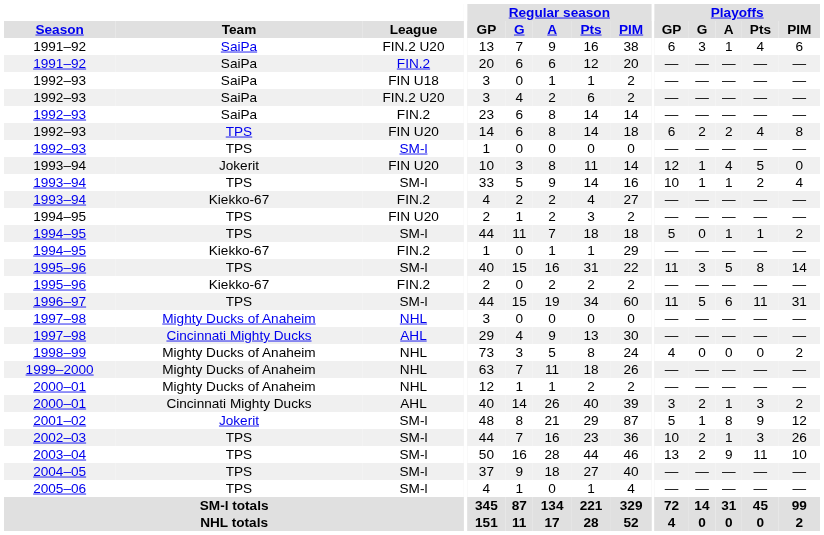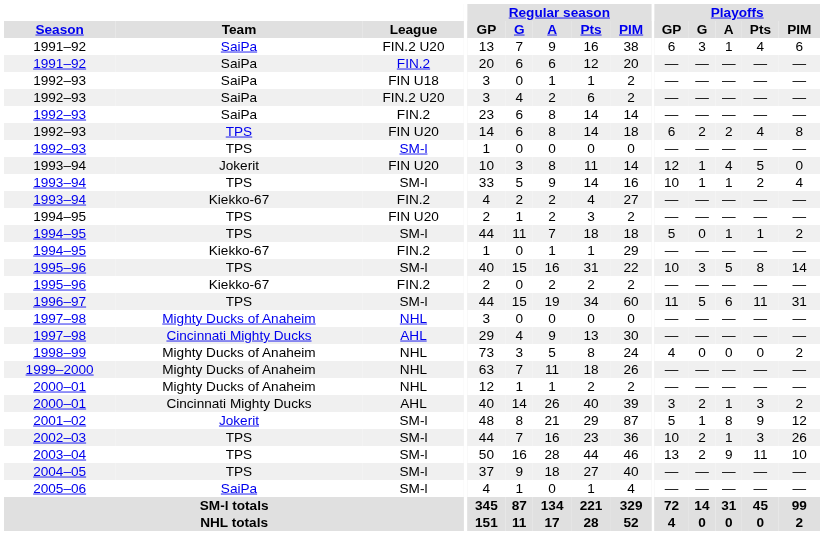(671, 267) 11 -> (671, 267) 10
(239, 488) TPS -> (239, 488) SaiPa
